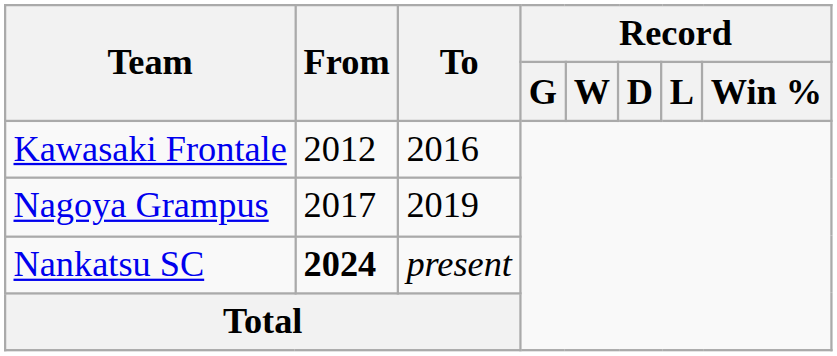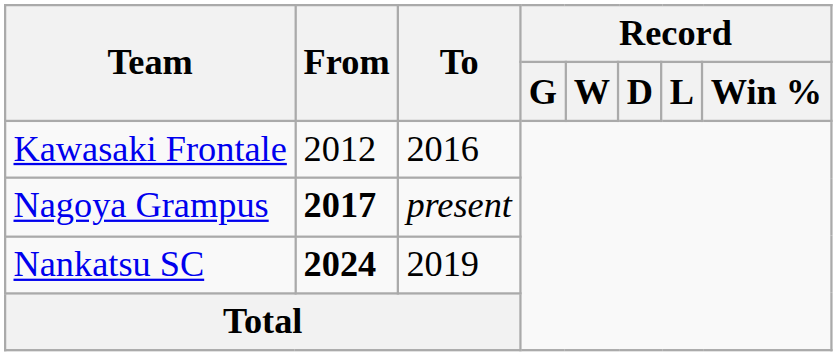(340, 206) normal -> (340, 206) bold
(443, 206) 2019 -> (459, 206) present
(459, 263) present -> (443, 263) 2019
